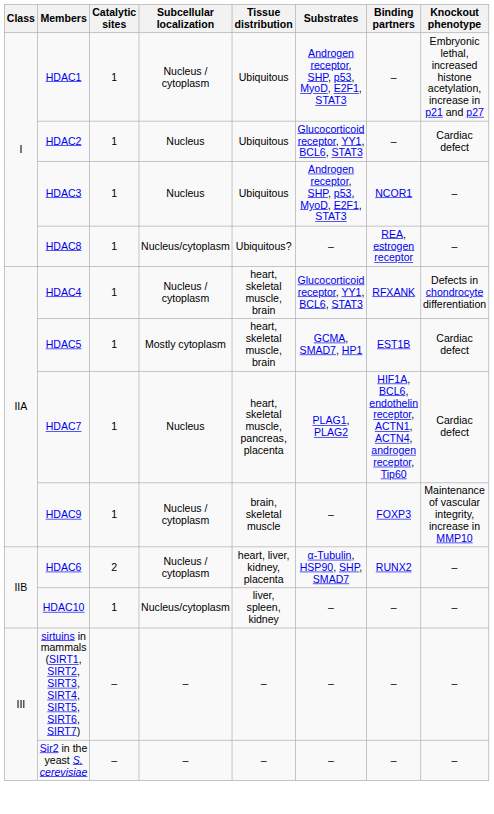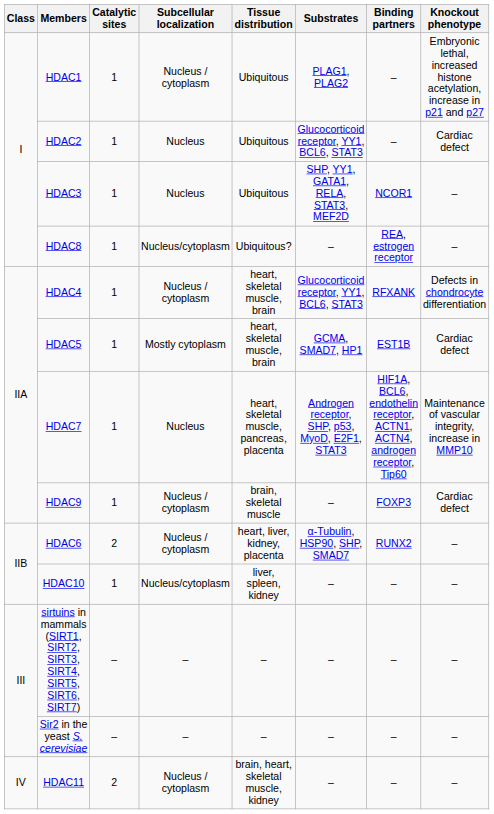(331, 77) Androgen receptor, SHP, p53, MyoD, E2F1, STAT3 -> (331, 77) PLAG1, PLAG2
(331, 193) Androgen receptor, SHP, p53, MyoD, E2F1, STAT3 -> (331, 193) SHP, YY1, GATA1, RELA, STAT3, MEF2D
(331, 427) PLAG1, PLAG2 -> (331, 427) Androgen receptor, SHP, p53, MyoD, E2F1, STAT3
(455, 427) Cardiac defect -> (455, 427) Maintenance of vascular integrity, increase in MMP10
(455, 515) Maintenance of vascular integrity, increase in MMP10 -> (455, 503) Cardiac defect
+ row: (64, 783)
